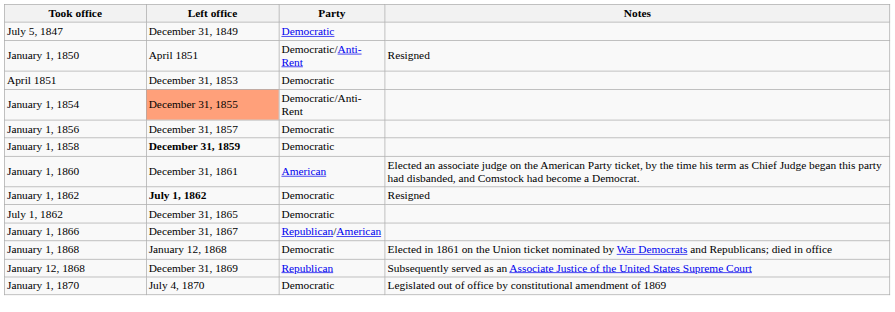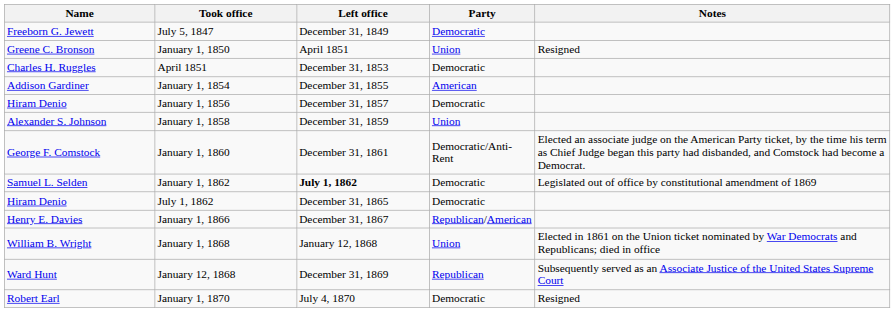+ column: (80, 13)
(321, 55) Democratic/Anti-Rent -> (446, 49) Union
(193, 104) lightsalmon background -> (344, 85) no background
(321, 104) Democratic/Anti-Rent -> (454, 85) American
(194, 147) bold -> (344, 121) normal
(308, 147) Democratic -> (446, 121) Union
(304, 171) American -> (472, 152) Democratic/Anti-Rent
(409, 195) Resigned -> (677, 183) Legislated out of office by constitutional amendment of 1869
(308, 250) Democratic -> (446, 243) Union
(527, 286) Legislated out of office by constitutional amendment of 1869 -> (559, 298) Resigned
